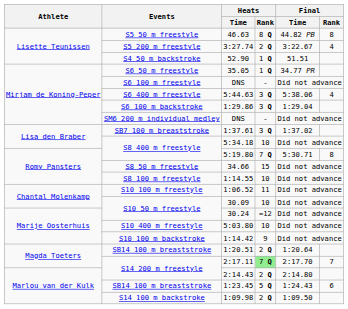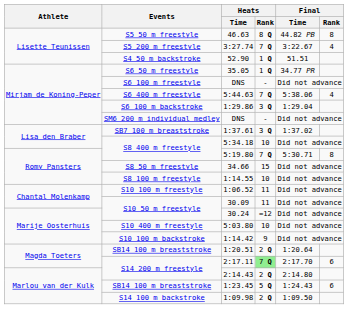(265, 46) 2 Q -> (265, 46) 7 Q
(265, 94) 3 Q -> (265, 94) 7 Q
(265, 202) 10 -> (265, 202) 11
(332, 262) 7 -> (332, 262) 6
